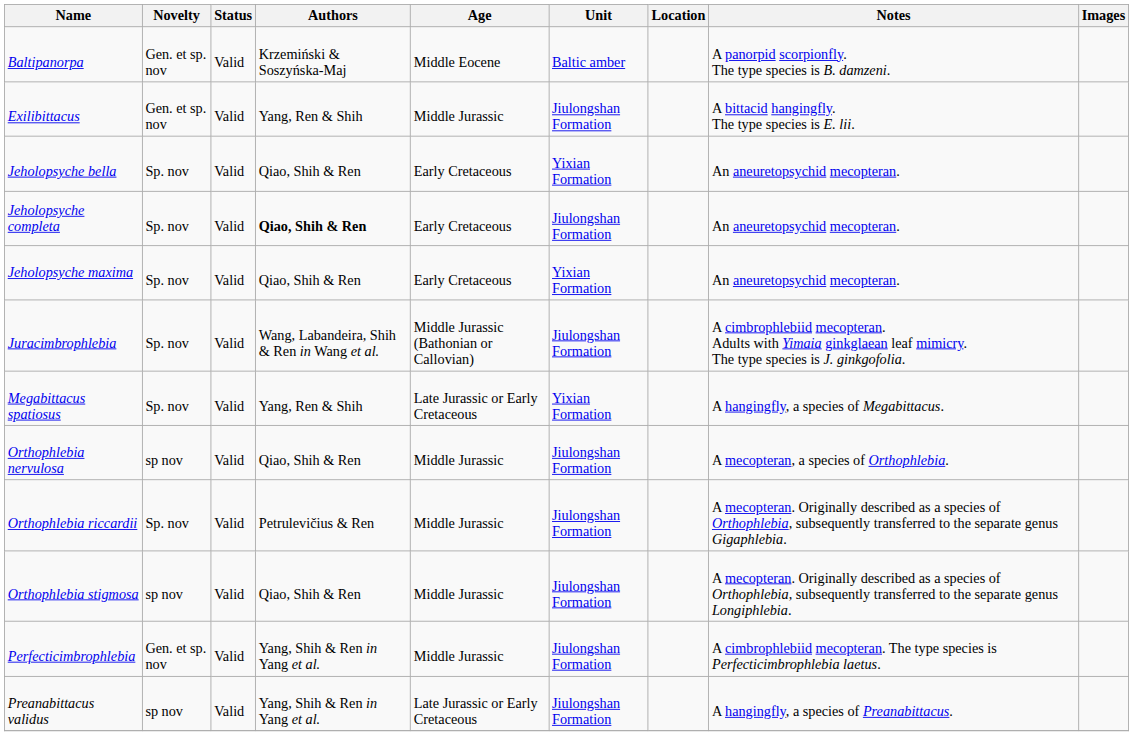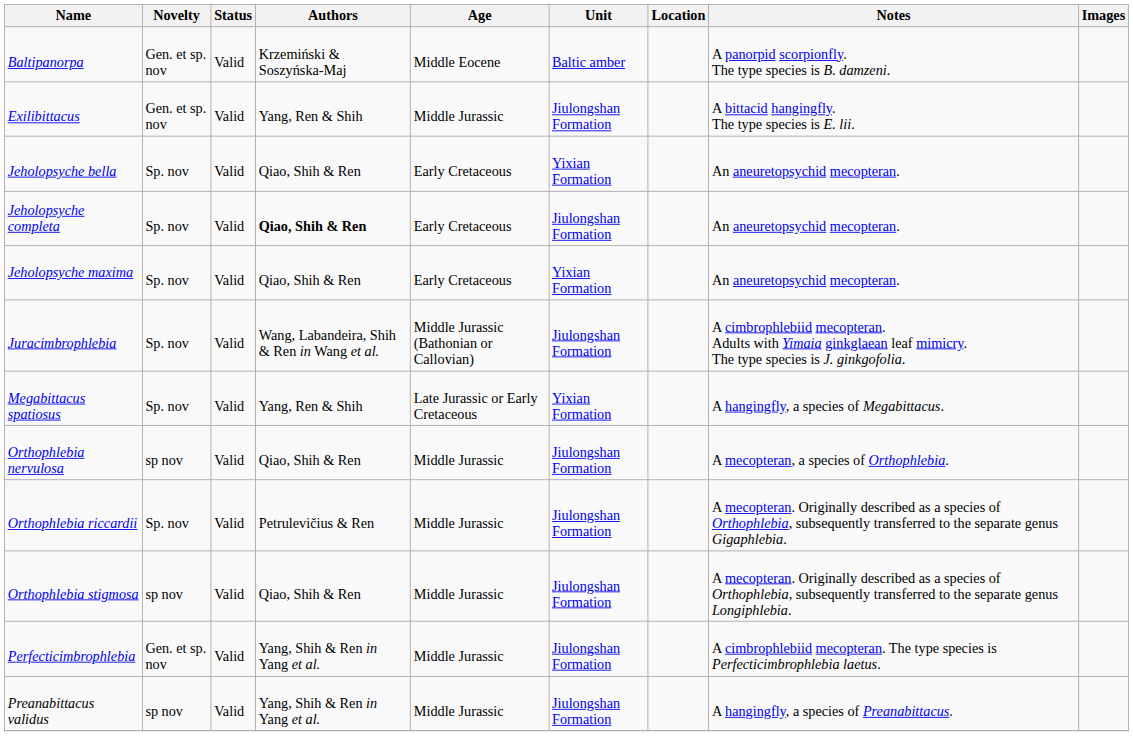(476, 711) Late Jurassic or Early Cretaceous -> (459, 711) Middle Jurassic
